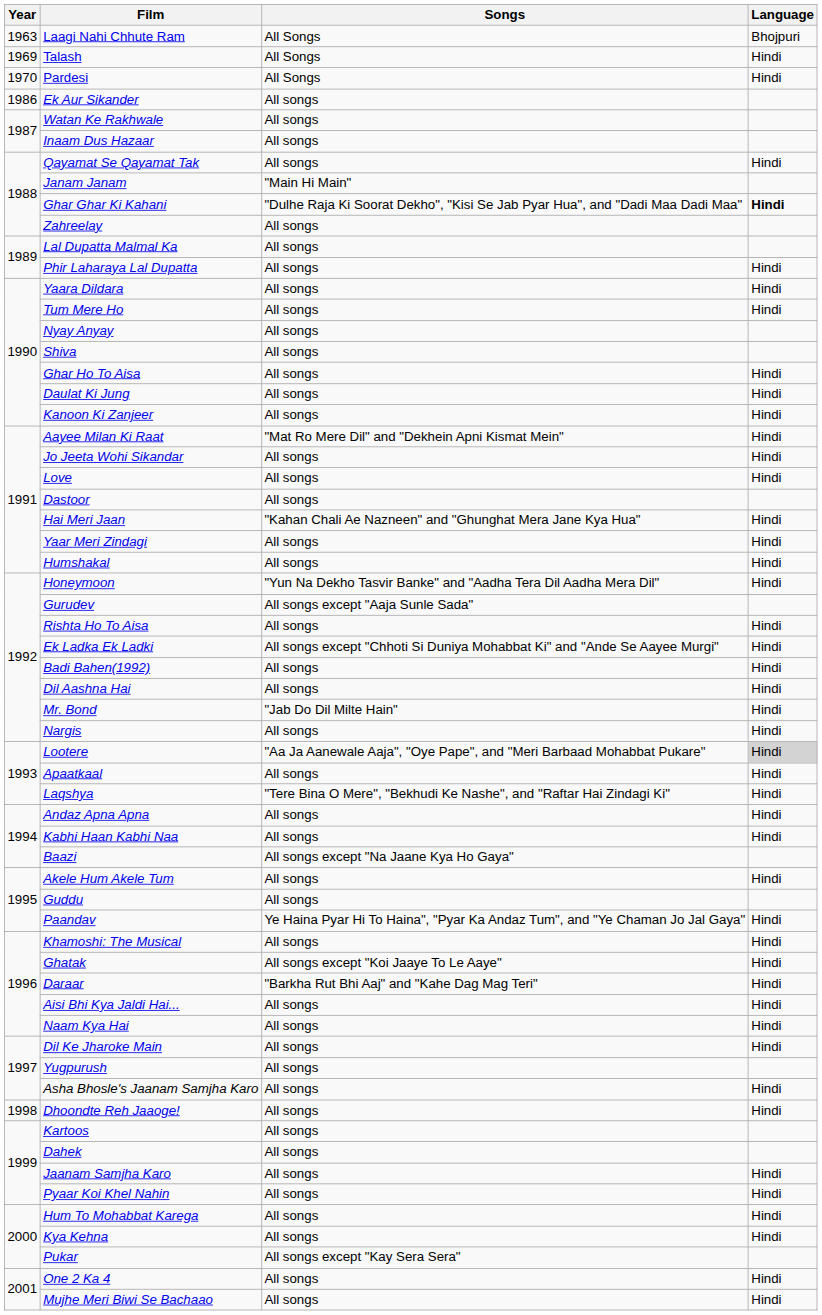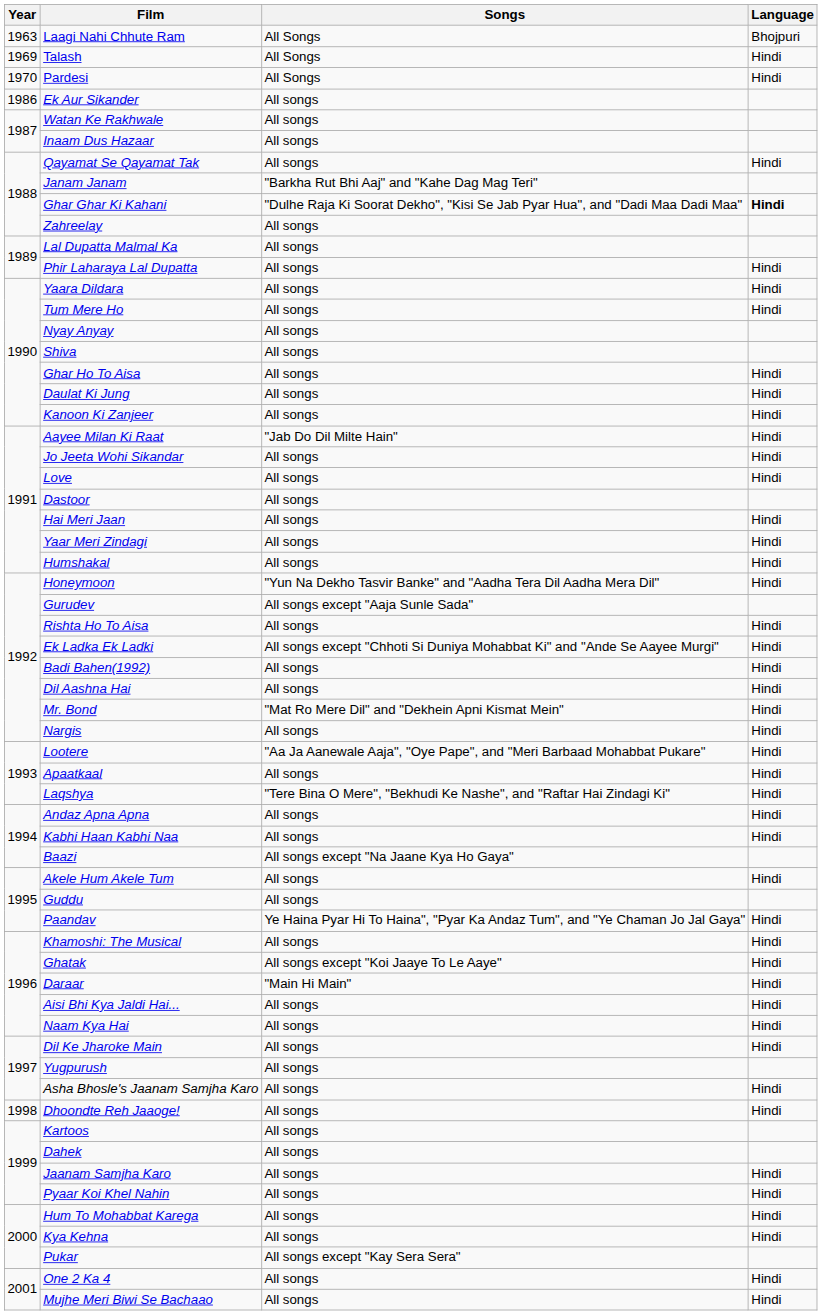(308, 183) "Main Hi Main" -> (401, 183) "Barkha Rut Bhi Aaj" and "Kahe Dag Mag Teri"
(414, 436) "Mat Ro Mere Dil" and "Dekhein Apni Kismat Mein" -> (331, 436) "Jab Do Dil Milte Hain"
(452, 520) "Kahan Chali Ae Nazneen" and "Ghunghat Mera Jane Kya Hua" -> (291, 520) All songs
(331, 710) "Jab Do Dil Milte Hain" -> (414, 710) "Mat Ro Mere Dil" and "Dekhein Apni Kismat Mein"
(766, 752) lightgrey background -> (766, 752) no background
(401, 983) "Barkha Rut Bhi Aaj" and "Kahe Dag Mag Teri" -> (308, 983) "Main Hi Main"
